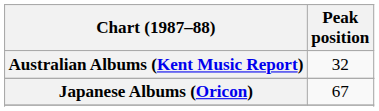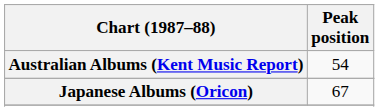(340, 64) 32 -> (340, 64) 54
